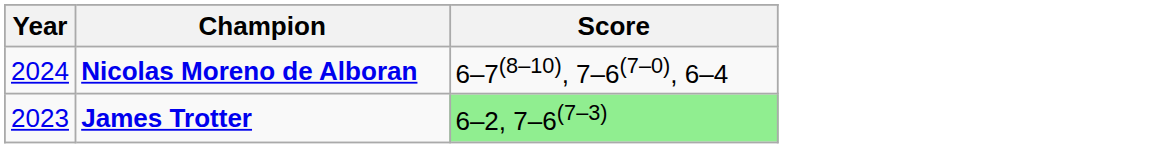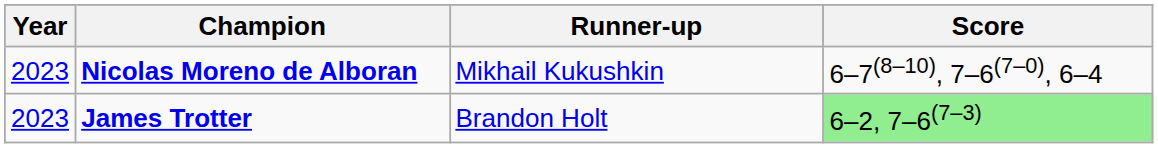+ column: (636, 26)
(40, 70) 2024 -> (40, 70) 2023
